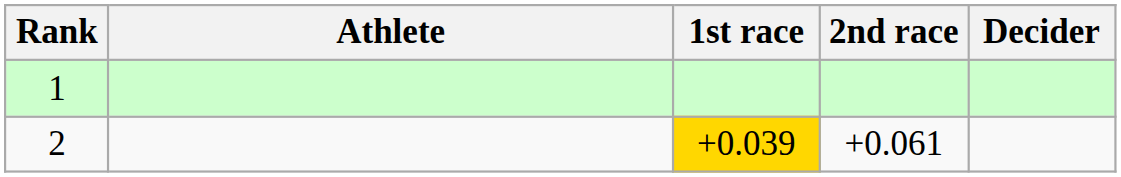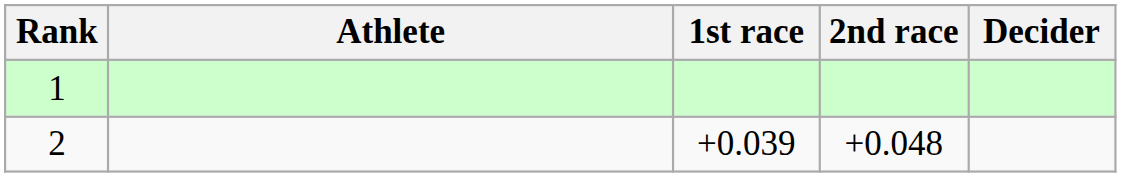(746, 143) gold background -> (746, 143) no background
(894, 143) +0.061 -> (894, 143) +0.048
